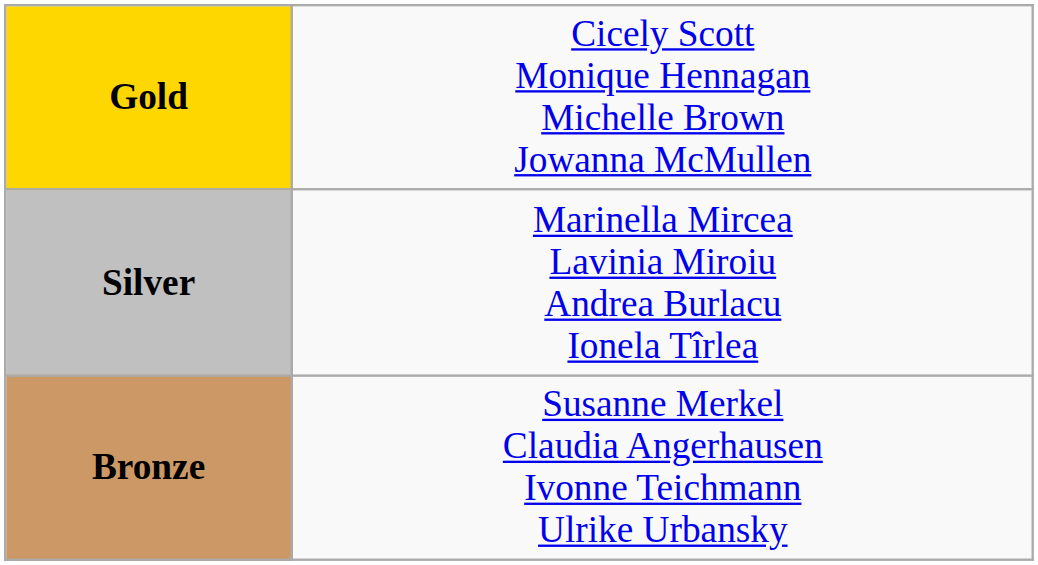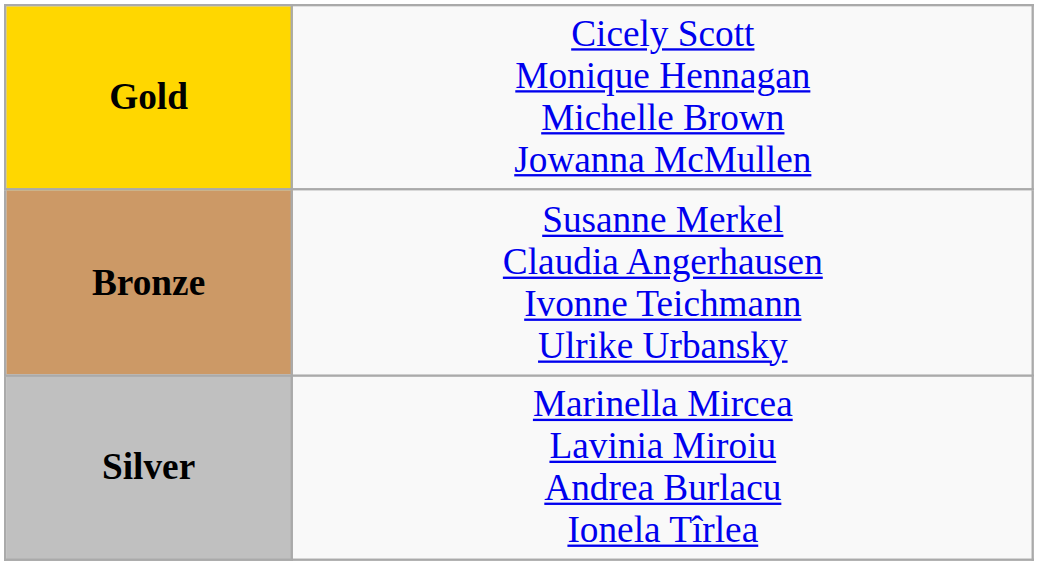rows swapped: (149, 281) <-> (149, 466)
